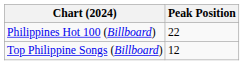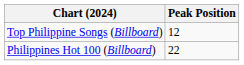rows swapped: (81, 32) <-> (85, 50)
